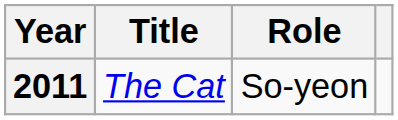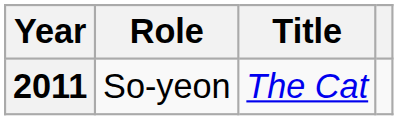columns swapped: (164, 31) <-> (304, 31)
